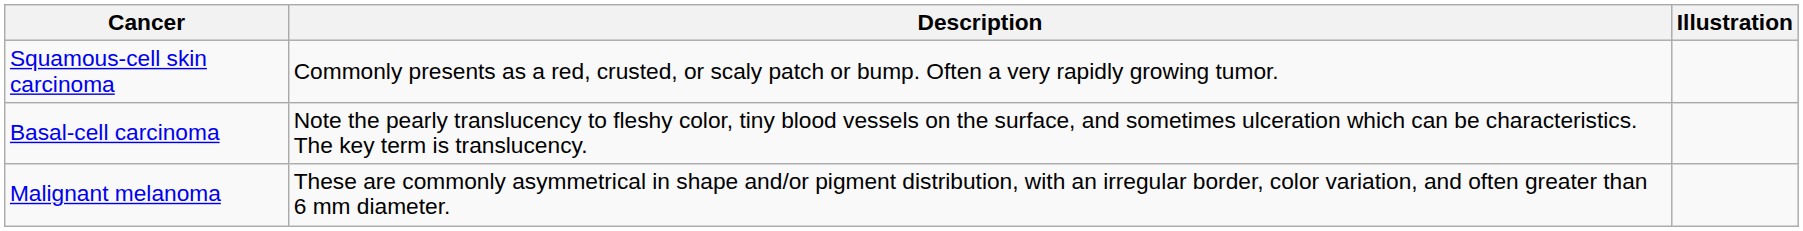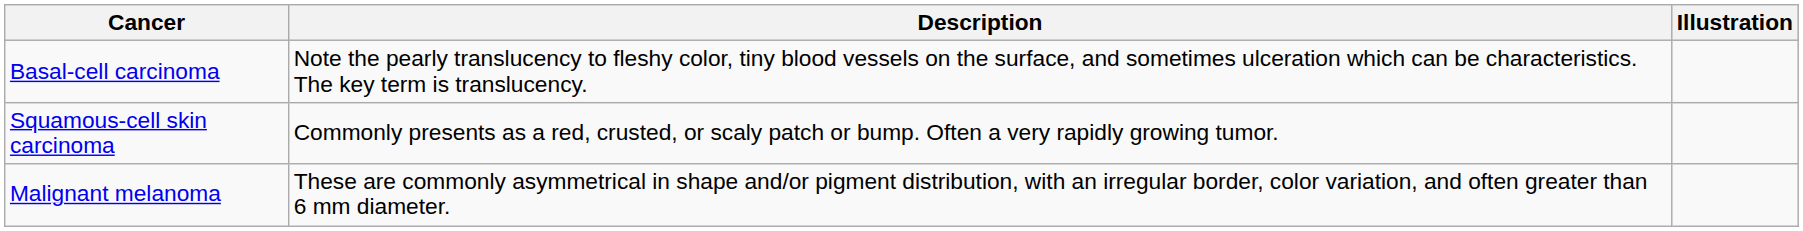rows swapped: (115, 132) <-> (108, 71)
